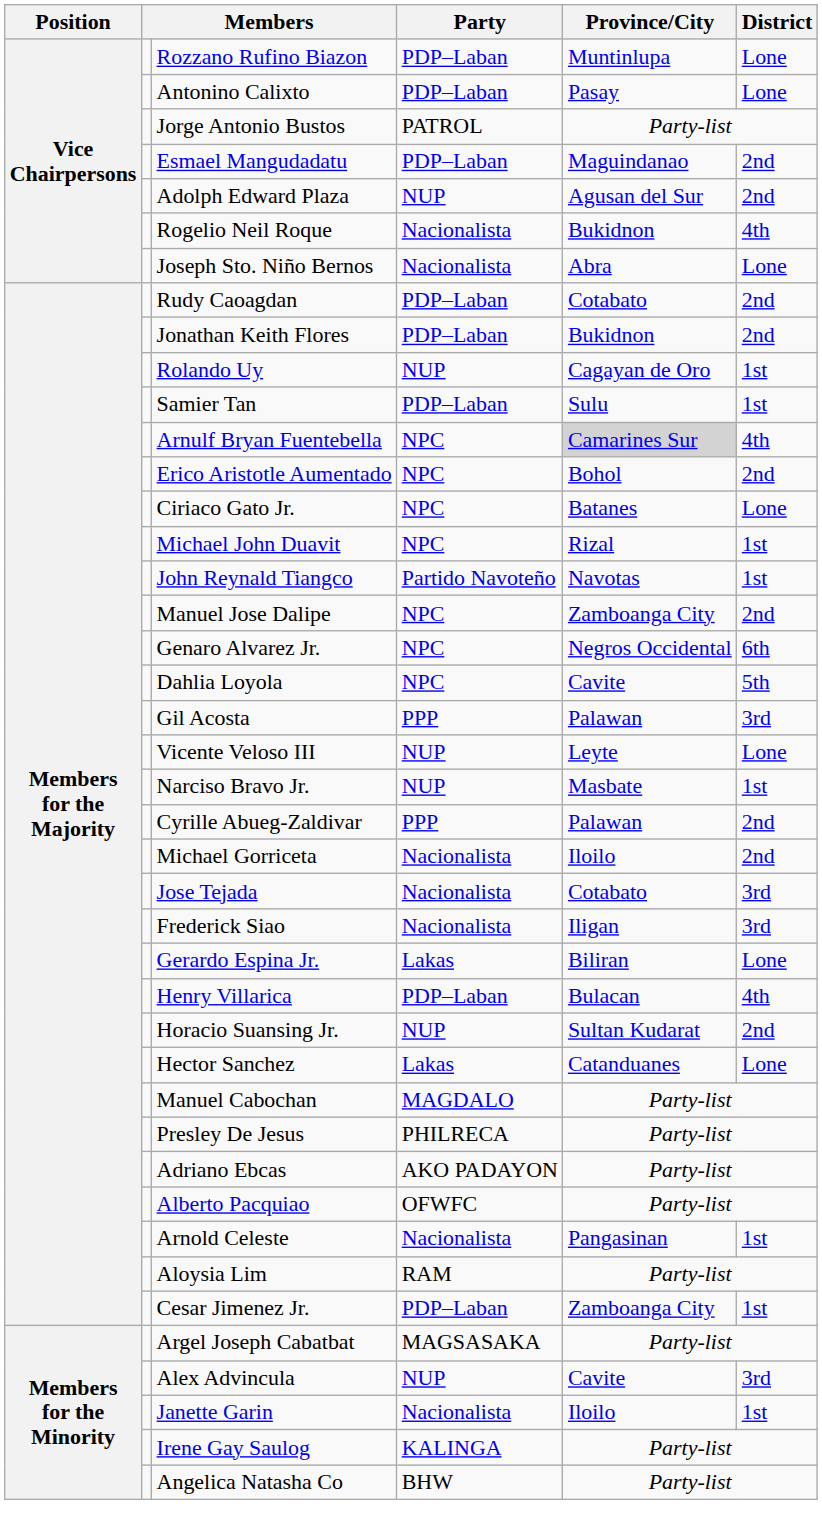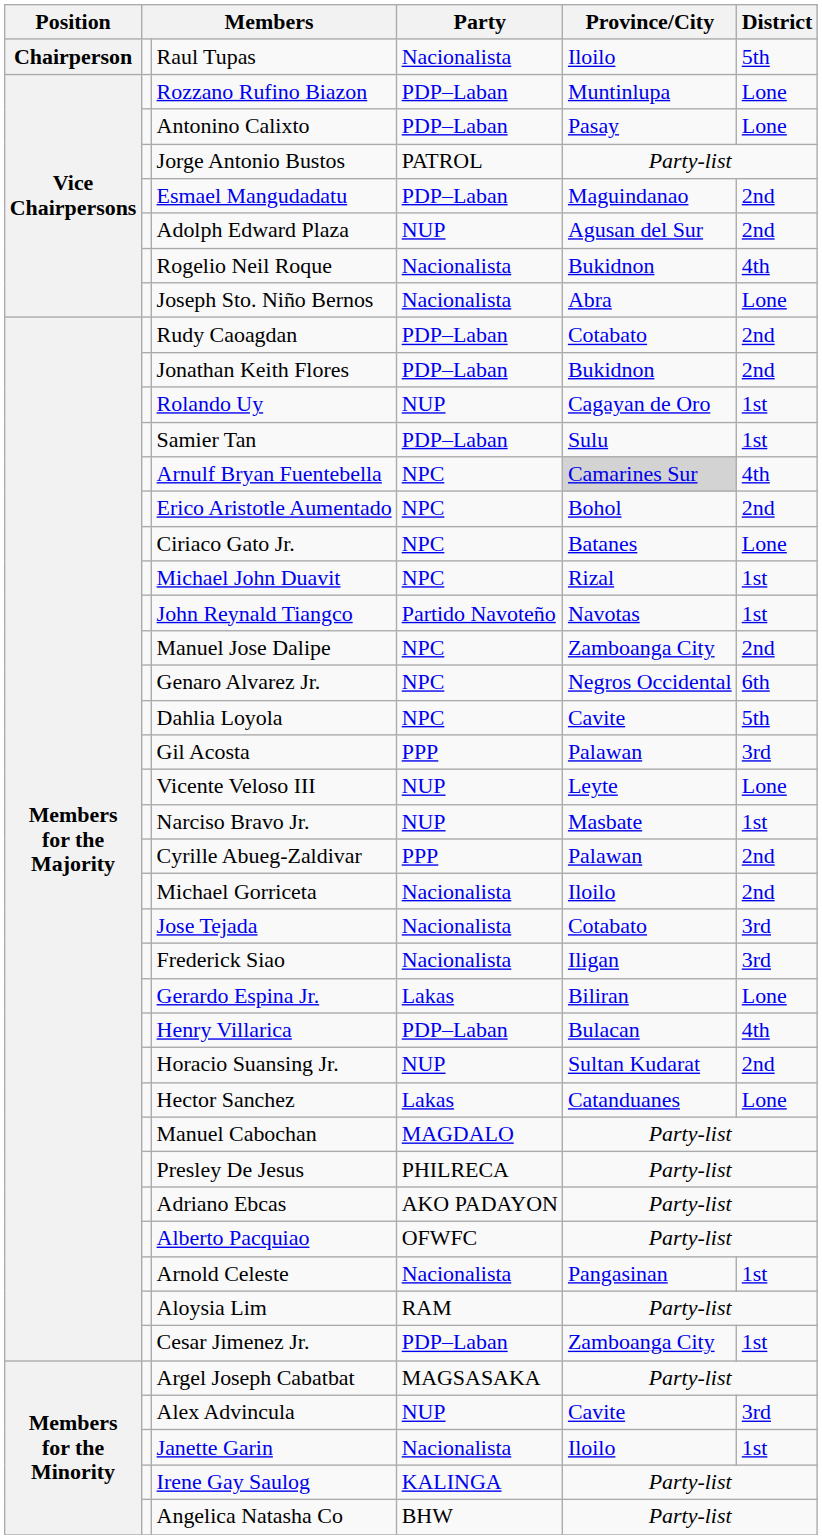+ row: (206, 56)
